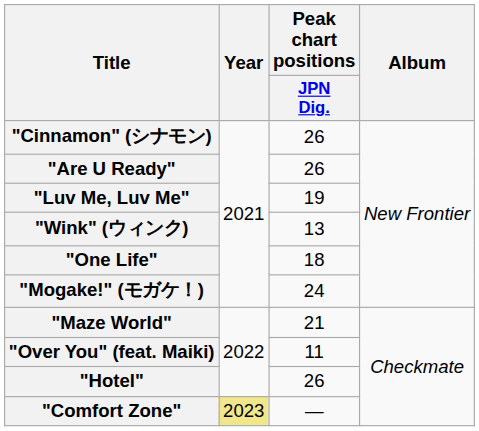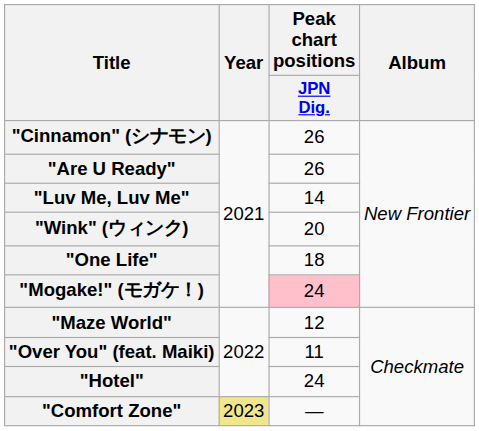(314, 197) 19 -> (314, 197) 14
(314, 228) 13 -> (314, 228) 20
(314, 291) no background -> (314, 291) pink background
(314, 322) 21 -> (314, 322) 12
(314, 381) 26 -> (314, 381) 24
